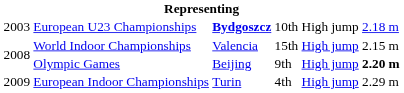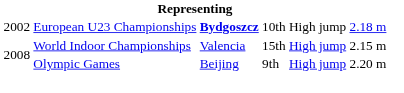(17, 27) 2003 -> (17, 27) 2002
(381, 63) bold -> (368, 63) normal
- row: (121, 82)
